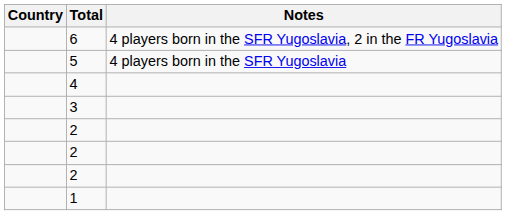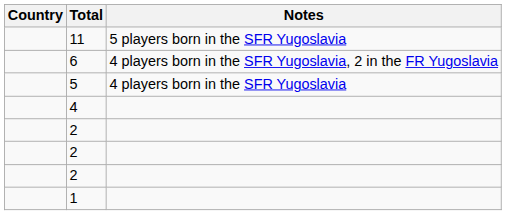+ row: (77, 38)
- row: (74, 107)
